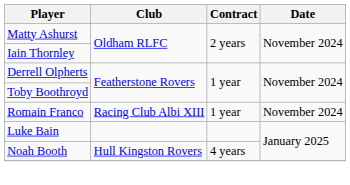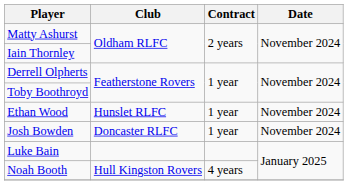- row: (45, 111)
+ row: (38, 111)
+ row: (40, 131)
